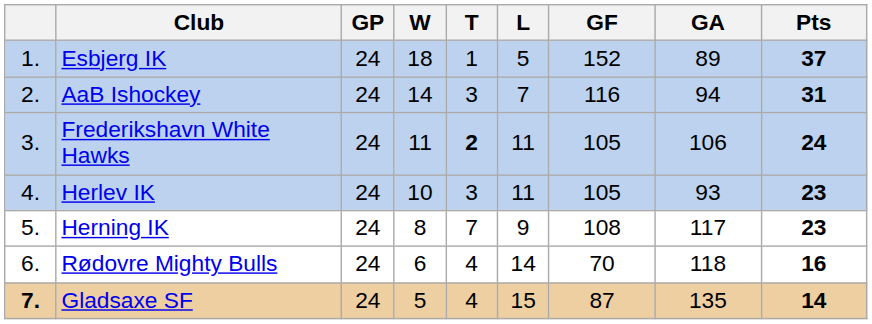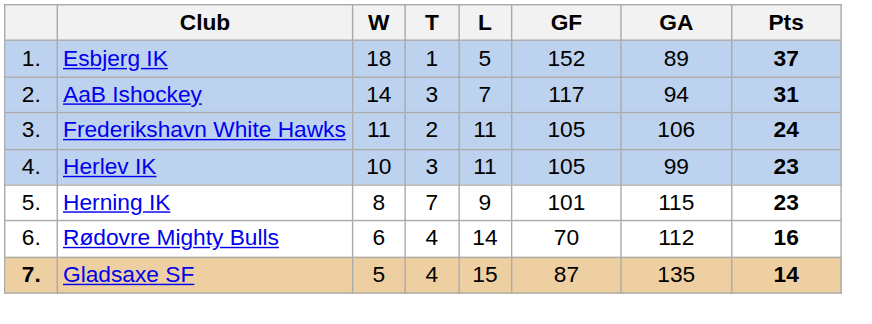- column: (368, 22)
(602, 94) 116 -> (566, 94) 117
(472, 143) bold -> (432, 130) normal
(708, 192) 93 -> (676, 166) 99
(602, 228) 108 -> (566, 202) 101
(708, 228) 117 -> (676, 202) 115
(708, 264) 118 -> (676, 238) 112
